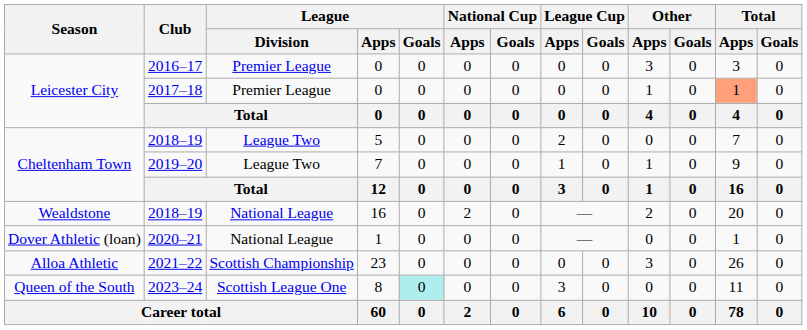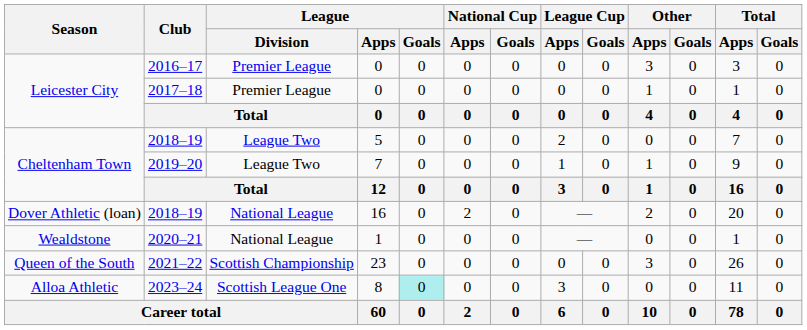(736, 90) lightsalmon background -> (736, 90) no background
(74, 213) Wealdstone -> (74, 213) Dover Athletic (loan)
(74, 238) Dover Athletic (loan) -> (74, 238) Wealdstone
(74, 262) Alloa Athletic -> (74, 262) Queen of the South
(74, 287) Queen of the South -> (74, 287) Alloa Athletic
